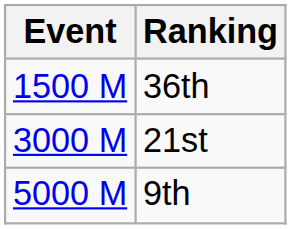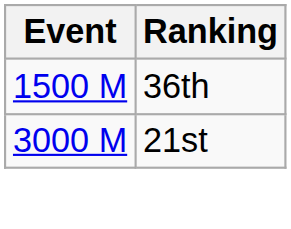- row: (167, 194)
